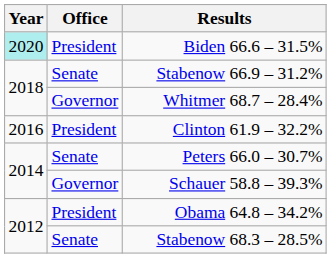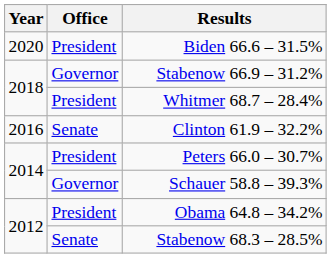(26, 45) paleturquoise background -> (26, 45) no background
(75, 73) Senate -> (85, 73) Governor
(85, 101) Governor -> (84, 101) President
(84, 128) President -> (75, 128) Senate
(75, 156) Senate -> (84, 156) President
